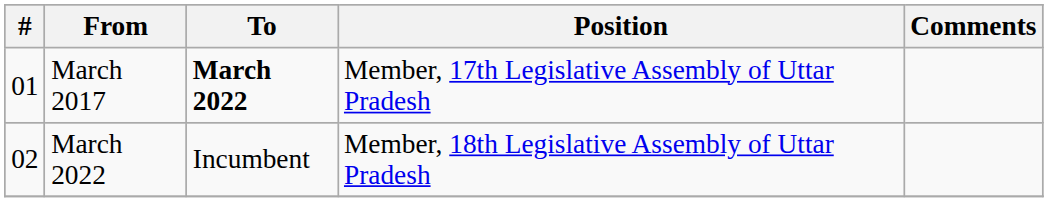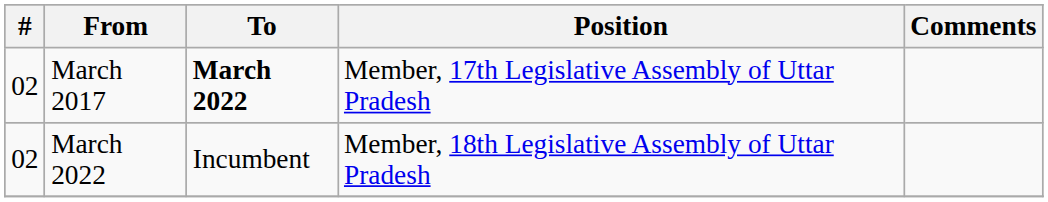(25, 84) 01 -> (25, 84) 02
